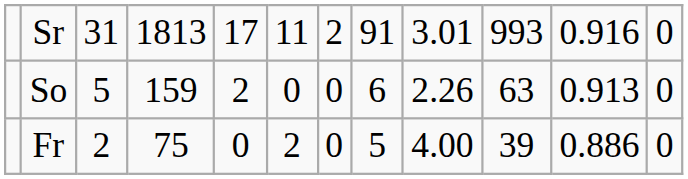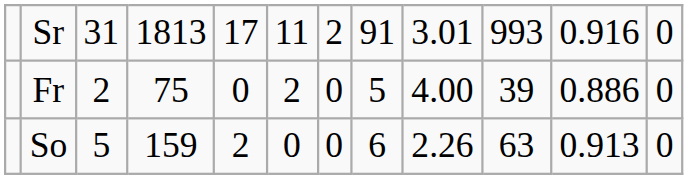rows swapped: (48, 88) <-> (48, 145)
